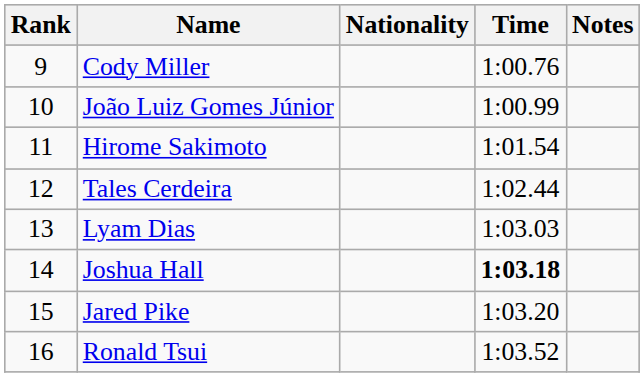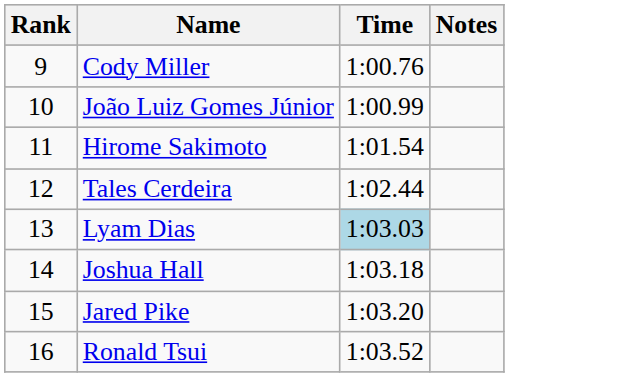- column: (407, 24)
(520, 229) no background -> (385, 229) lightblue background
(520, 270) bold -> (385, 270) normal
